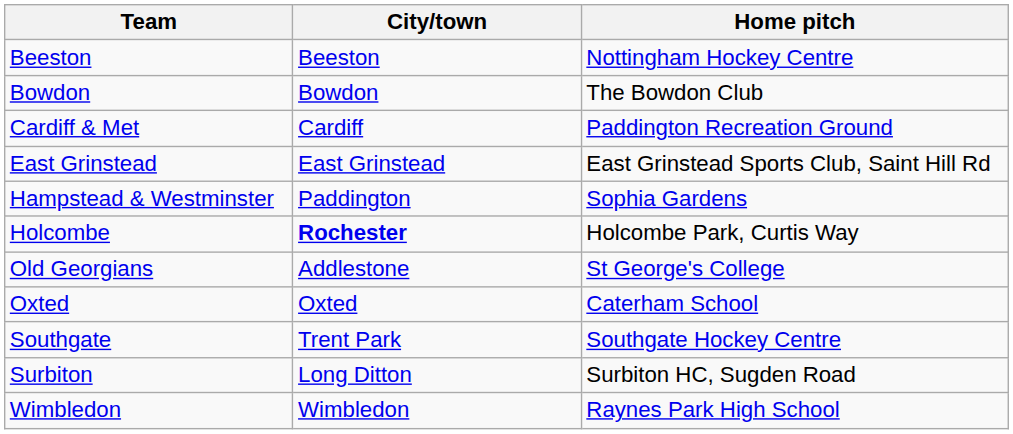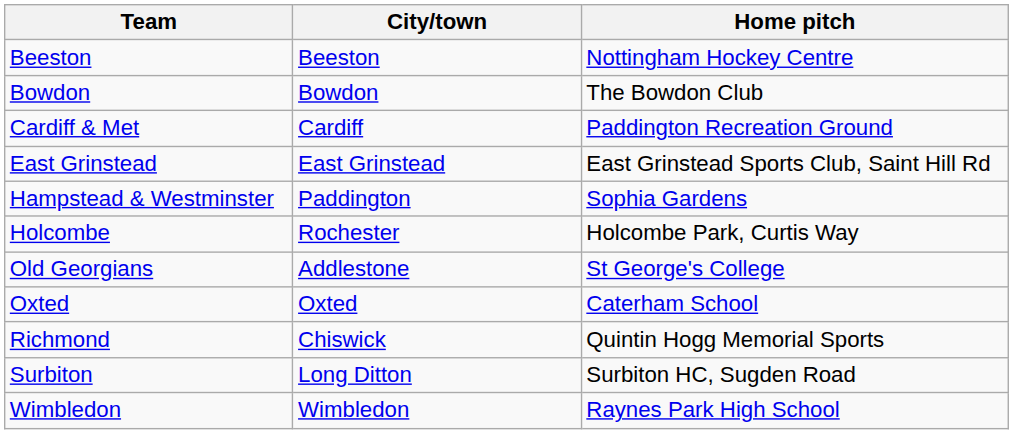(352, 233) bold -> (349, 233) normal
+ row: (60, 339)
- row: (61, 339)
